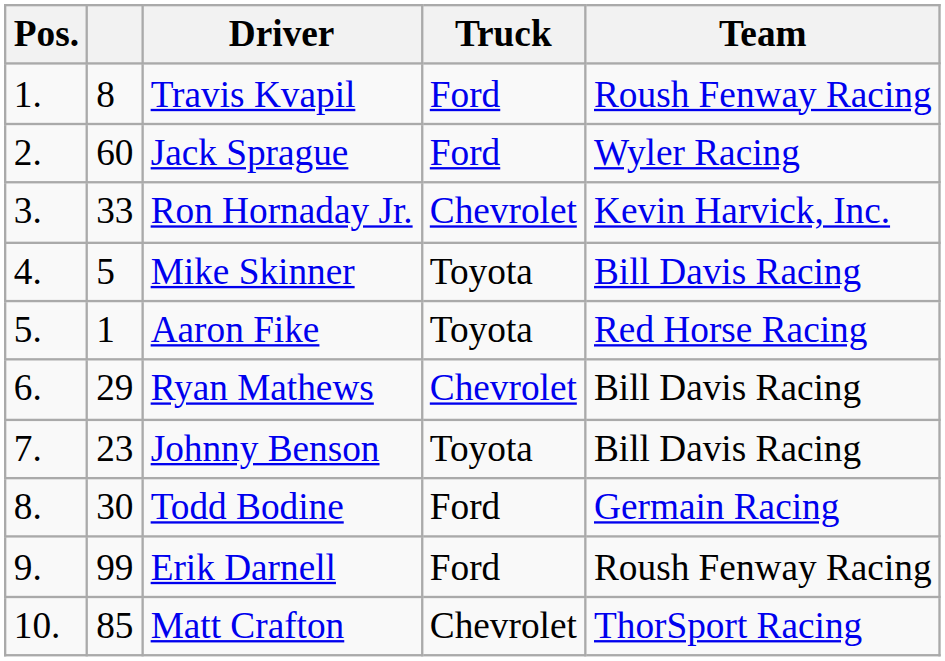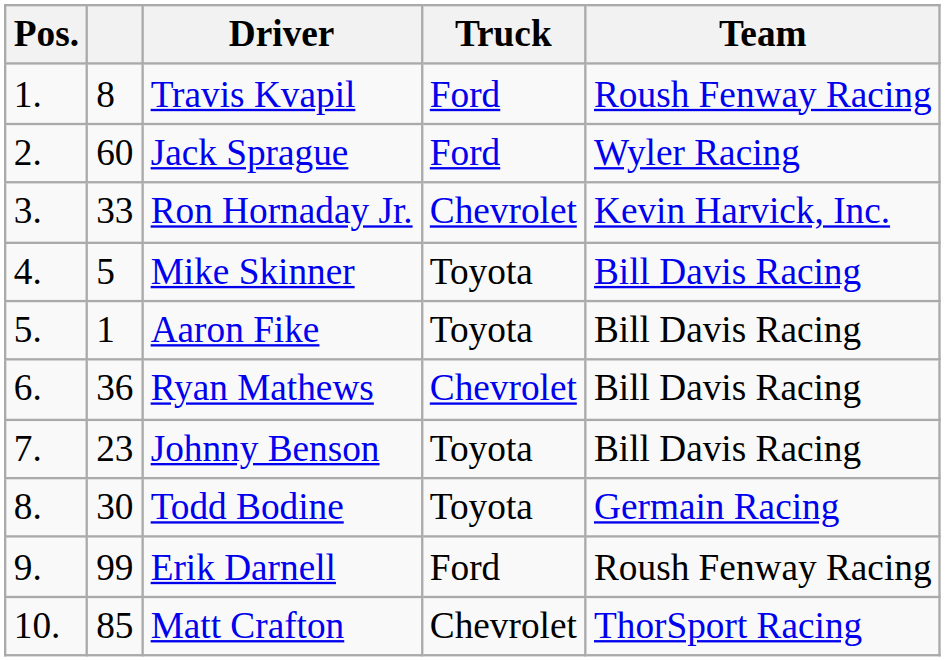(731, 329) Red Horse Racing -> (728, 329) Bill Davis Racing
(115, 388) 29 -> (115, 388) 36
(465, 507) Ford -> (481, 507) Toyota
